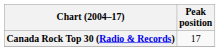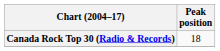(196, 38) 17 -> (196, 38) 18
